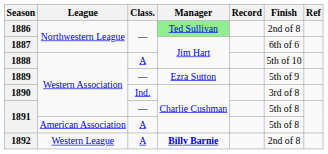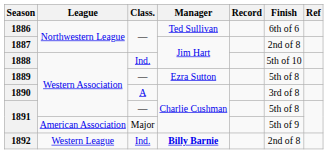(193, 28) lightgreen background -> (193, 28) no background
(284, 28) 2nd of 8 -> (284, 28) 6th of 6
(284, 44) 6th of 6 -> (284, 44) 2nd of 8
(143, 60) A -> (143, 60) Ind.
(284, 76) 5th of 9 -> (284, 76) 5th of 8
(143, 92) Ind. -> (143, 92) A
(143, 124) A -> (143, 124) Major
(284, 124) 5th of 8 -> (284, 124) 5th of 9
(143, 141) A -> (143, 141) Ind.
